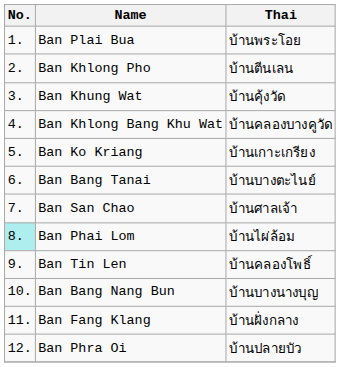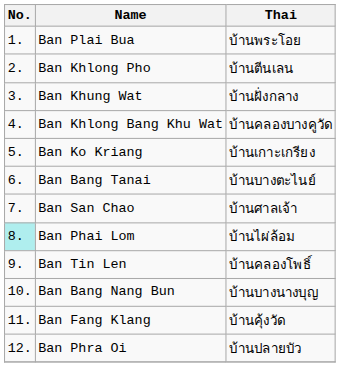(257, 97) บ้านคุ้งวัด -> (264, 97) บ้านฝั่งกลาง
(264, 321) บ้านฝั่งกลาง -> (257, 321) บ้านคุ้งวัด
